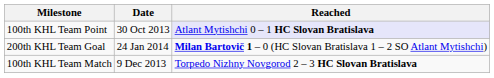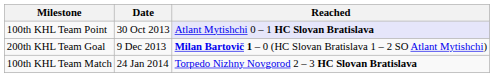(143, 47) 24 Jan 2014 -> (141, 47) 9 Dec 2013
(141, 64) 9 Dec 2013 -> (143, 64) 24 Jan 2014
